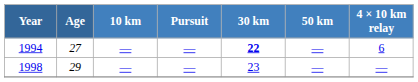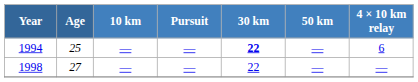(75, 48) 27 -> (75, 48) 25
(75, 67) 29 -> (75, 67) 27
(253, 67) 23 -> (253, 67) 22
